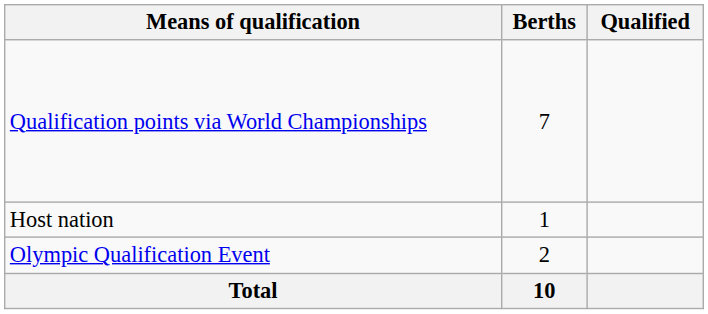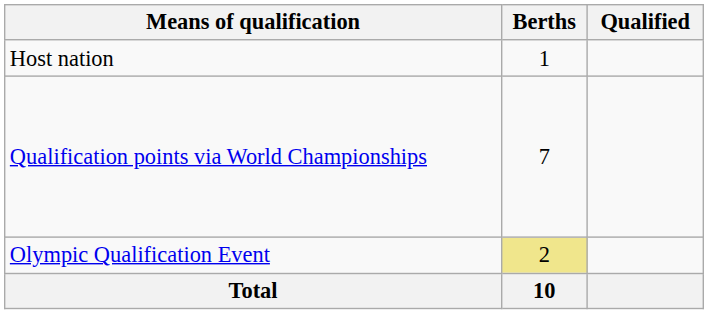rows swapped: (62, 219) <-> (218, 120)
(544, 254) no background -> (544, 254) khaki background
